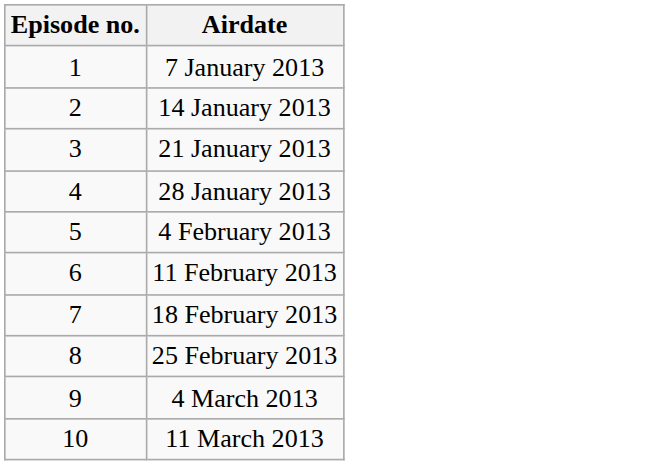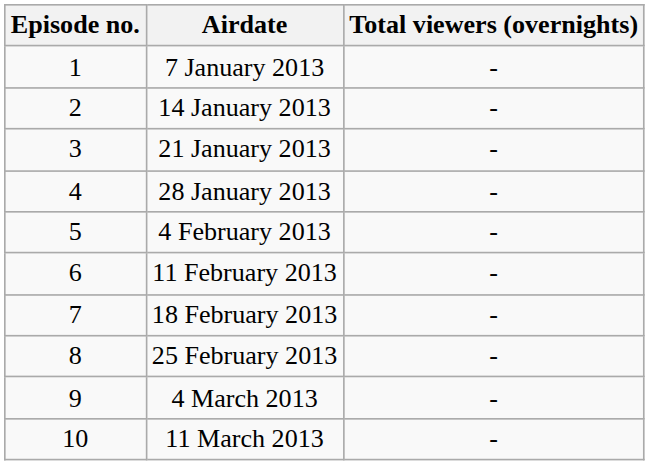+ column: (494, 25)
